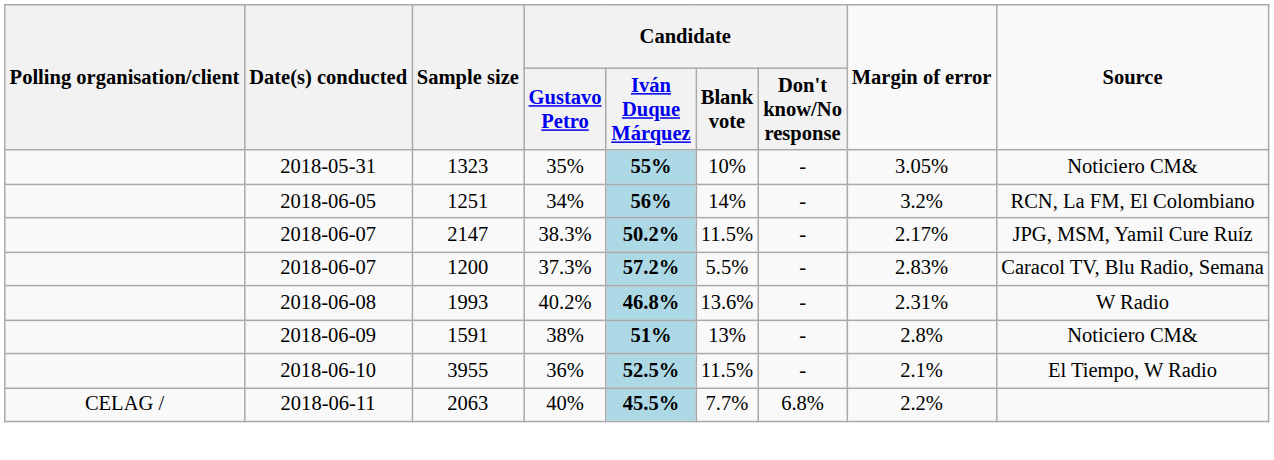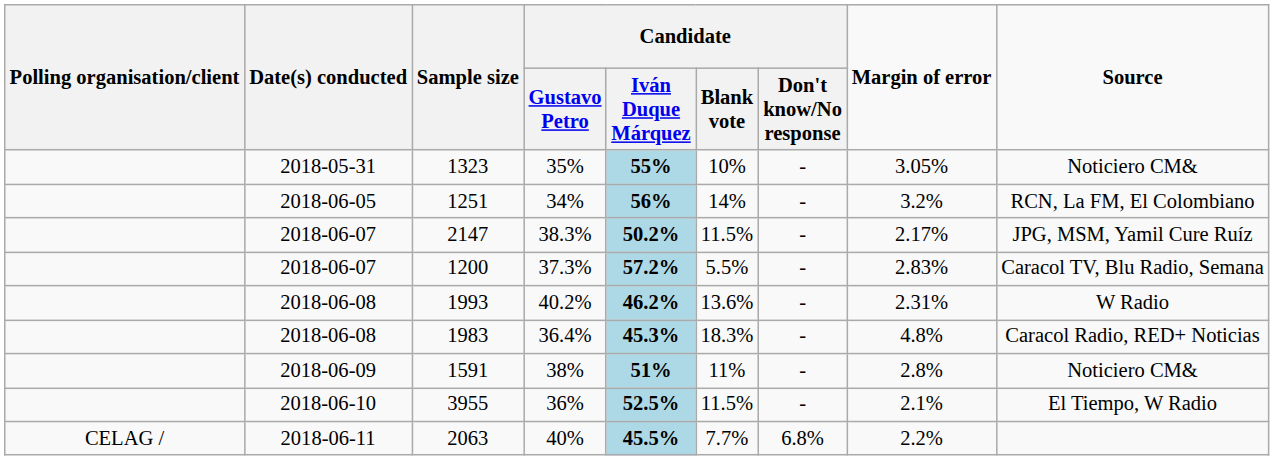(651, 302) 46.8% -> (651, 302) 46.2%
+ row: (468, 336)
(727, 336) 13% -> (727, 369) 11%
